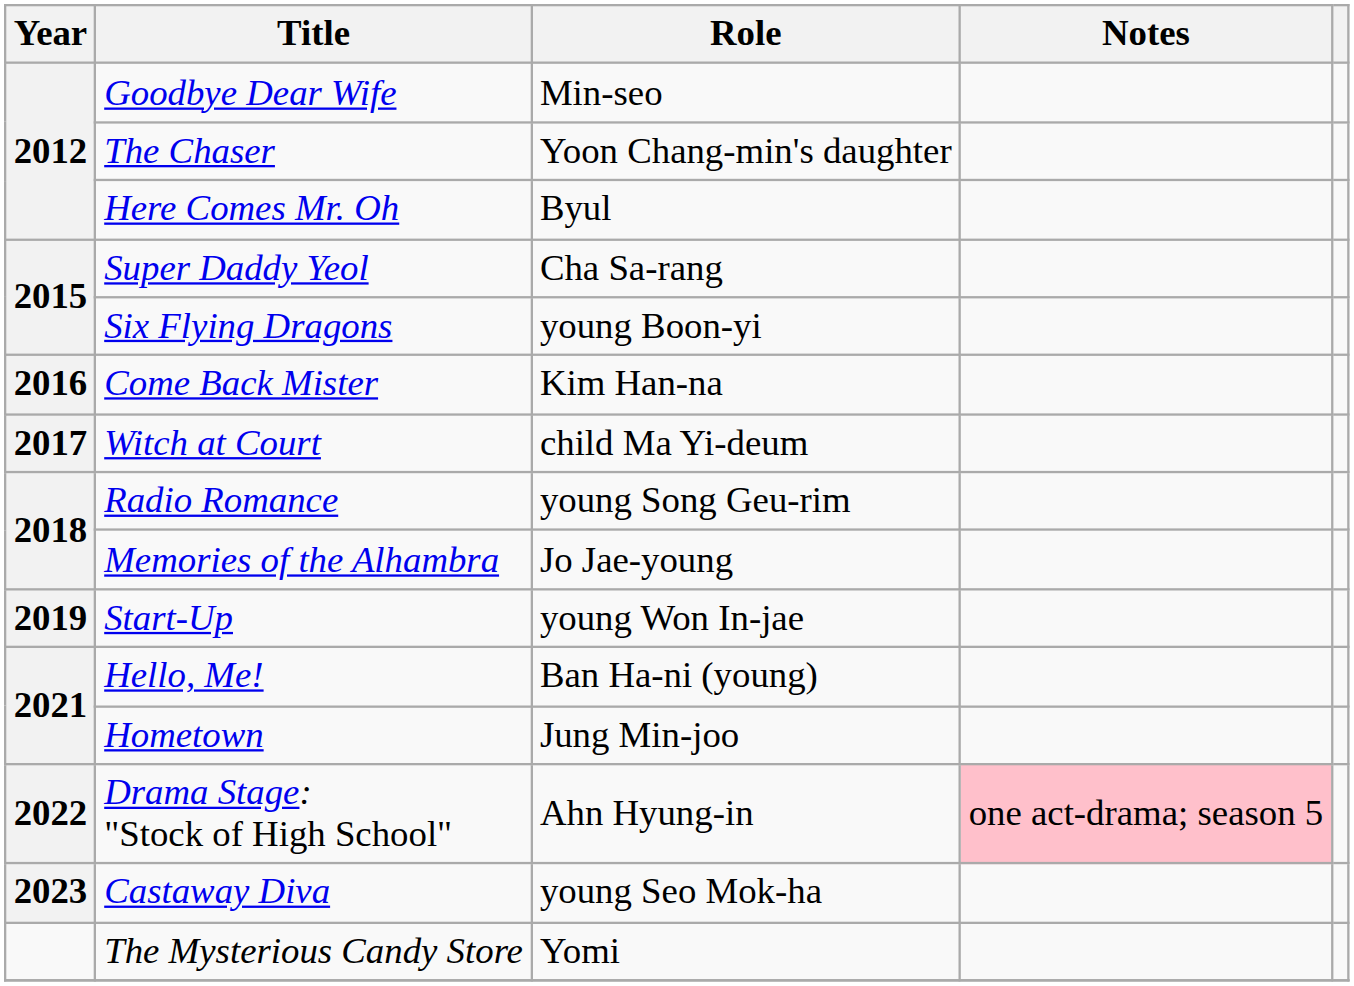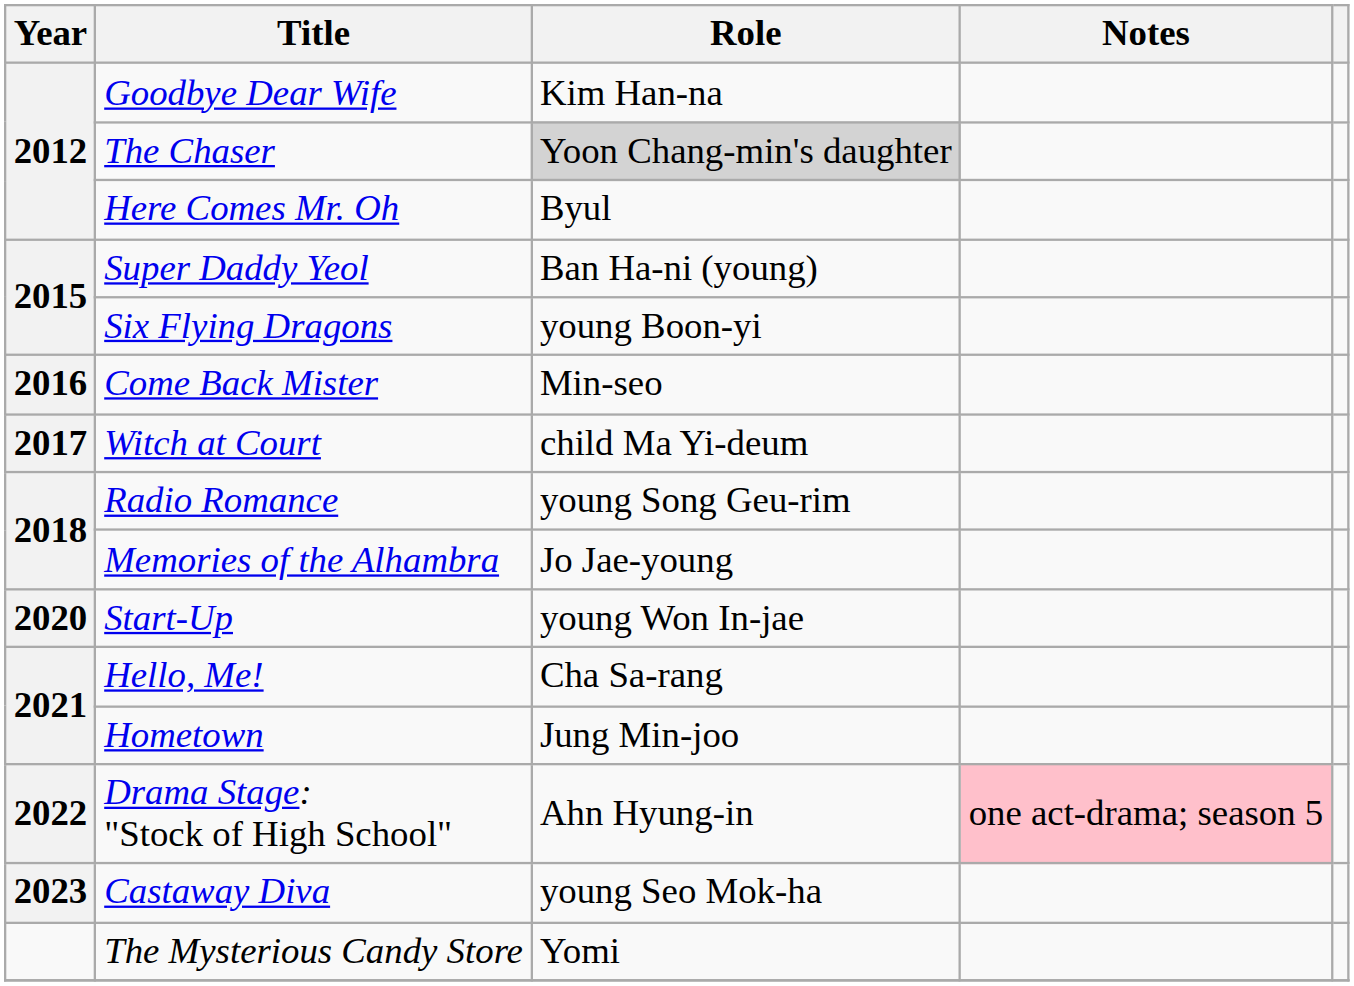(601, 92) Min-seo -> (631, 92) Kim Han-na
(746, 150) no background -> (746, 150) lightgrey background
(631, 267) Cha Sa-rang -> (679, 267) Ban Ha-ni (young)
(631, 383) Kim Han-na -> (601, 383) Min-seo
(50, 617) 2019 -> (50, 617) 2020
(679, 675) Ban Ha-ni (young) -> (631, 675) Cha Sa-rang
